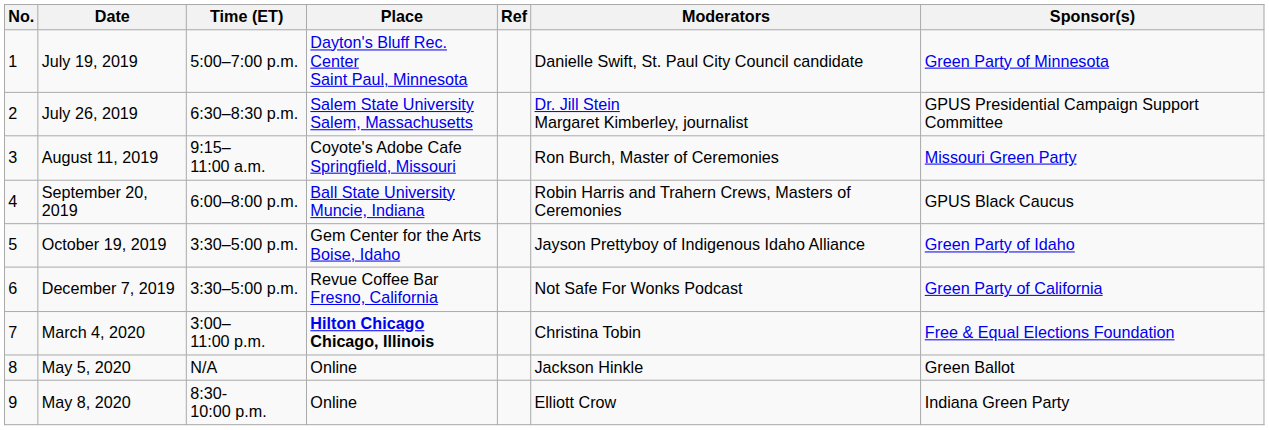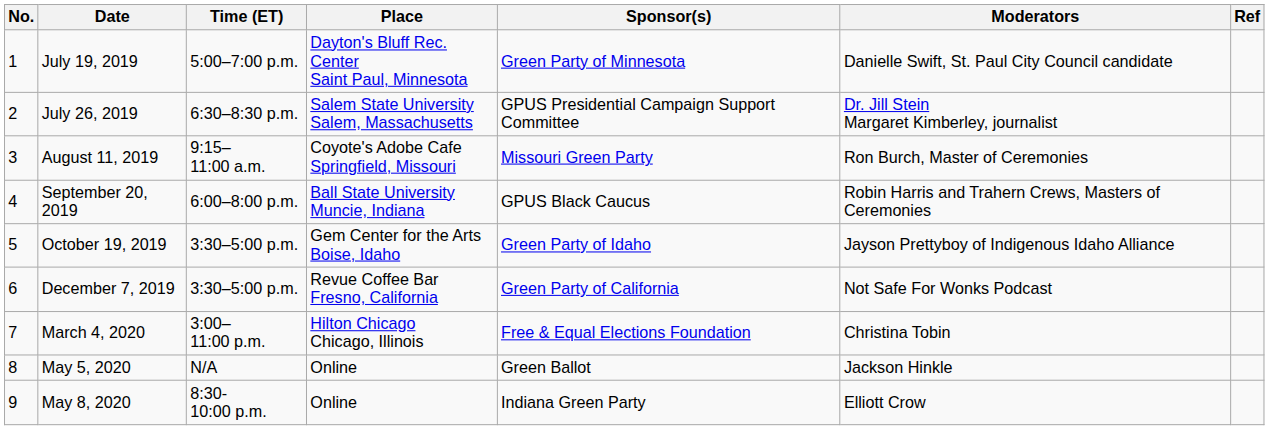columns swapped: (1093, 17) <-> (514, 17)
(372, 333) bold -> (367, 333) normal
